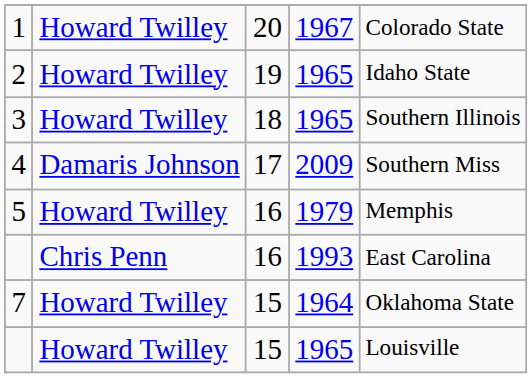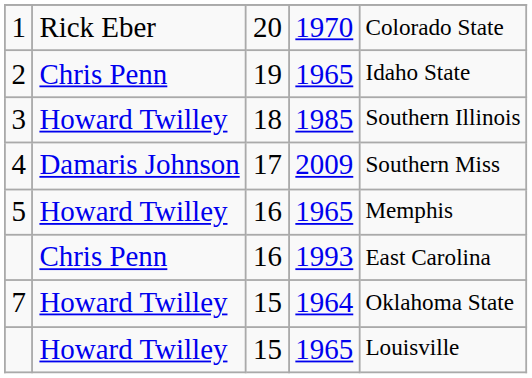(133, 27) Howard Twilley -> (98, 27) Rick Eber
(324, 27) 1967 -> (324, 27) 1970
(133, 73) Howard Twilley -> (103, 73) Chris Penn
(324, 119) 1965 -> (324, 119) 1985
(324, 211) 1979 -> (324, 211) 1965
